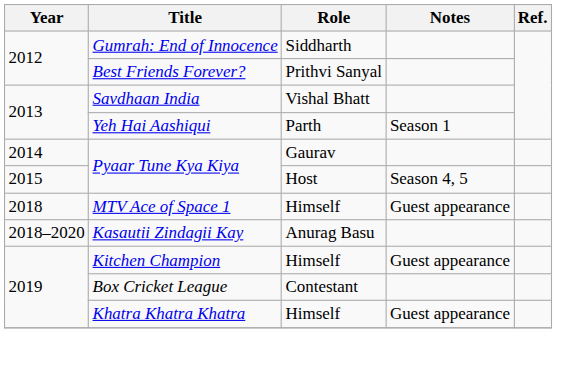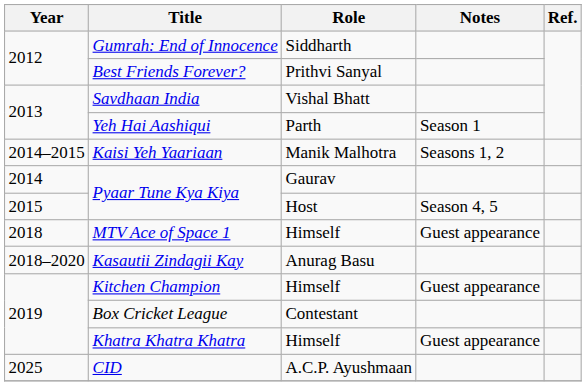+ row: (157, 152)
+ row: (107, 367)
